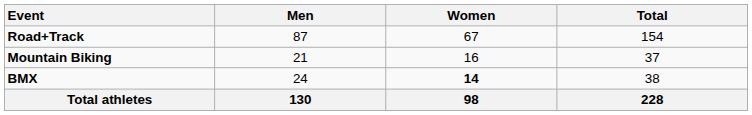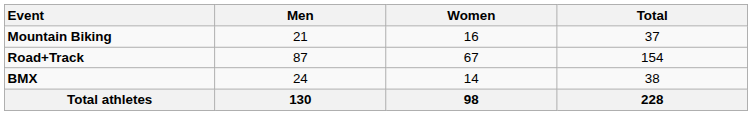rows swapped: (46, 37) <-> (60, 58)
(471, 79) bold -> (471, 79) normal
